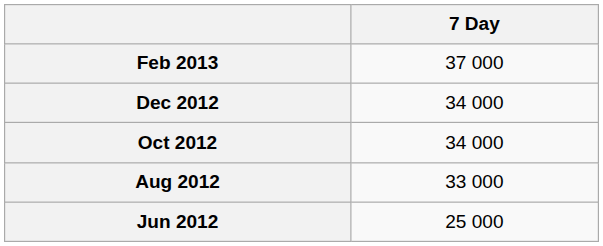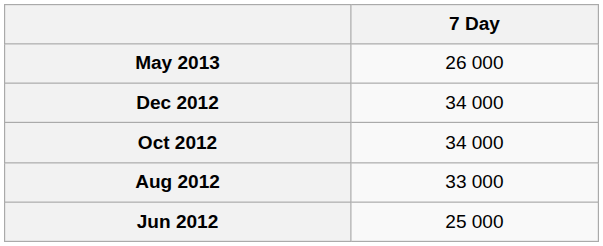+ row: (178, 63)
- row: (177, 63)
